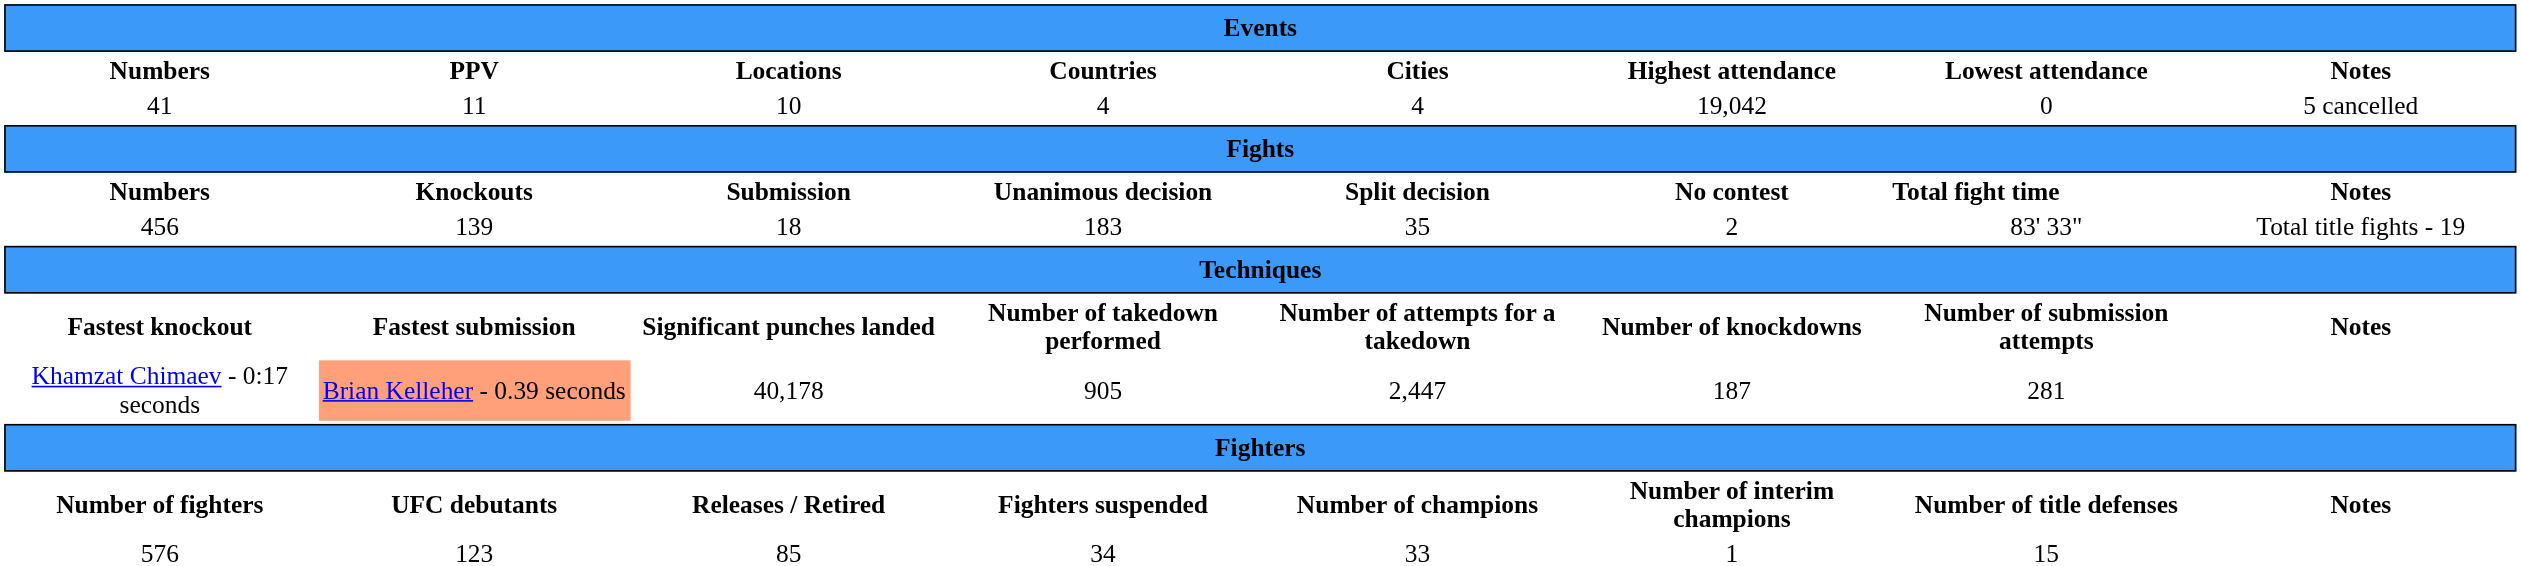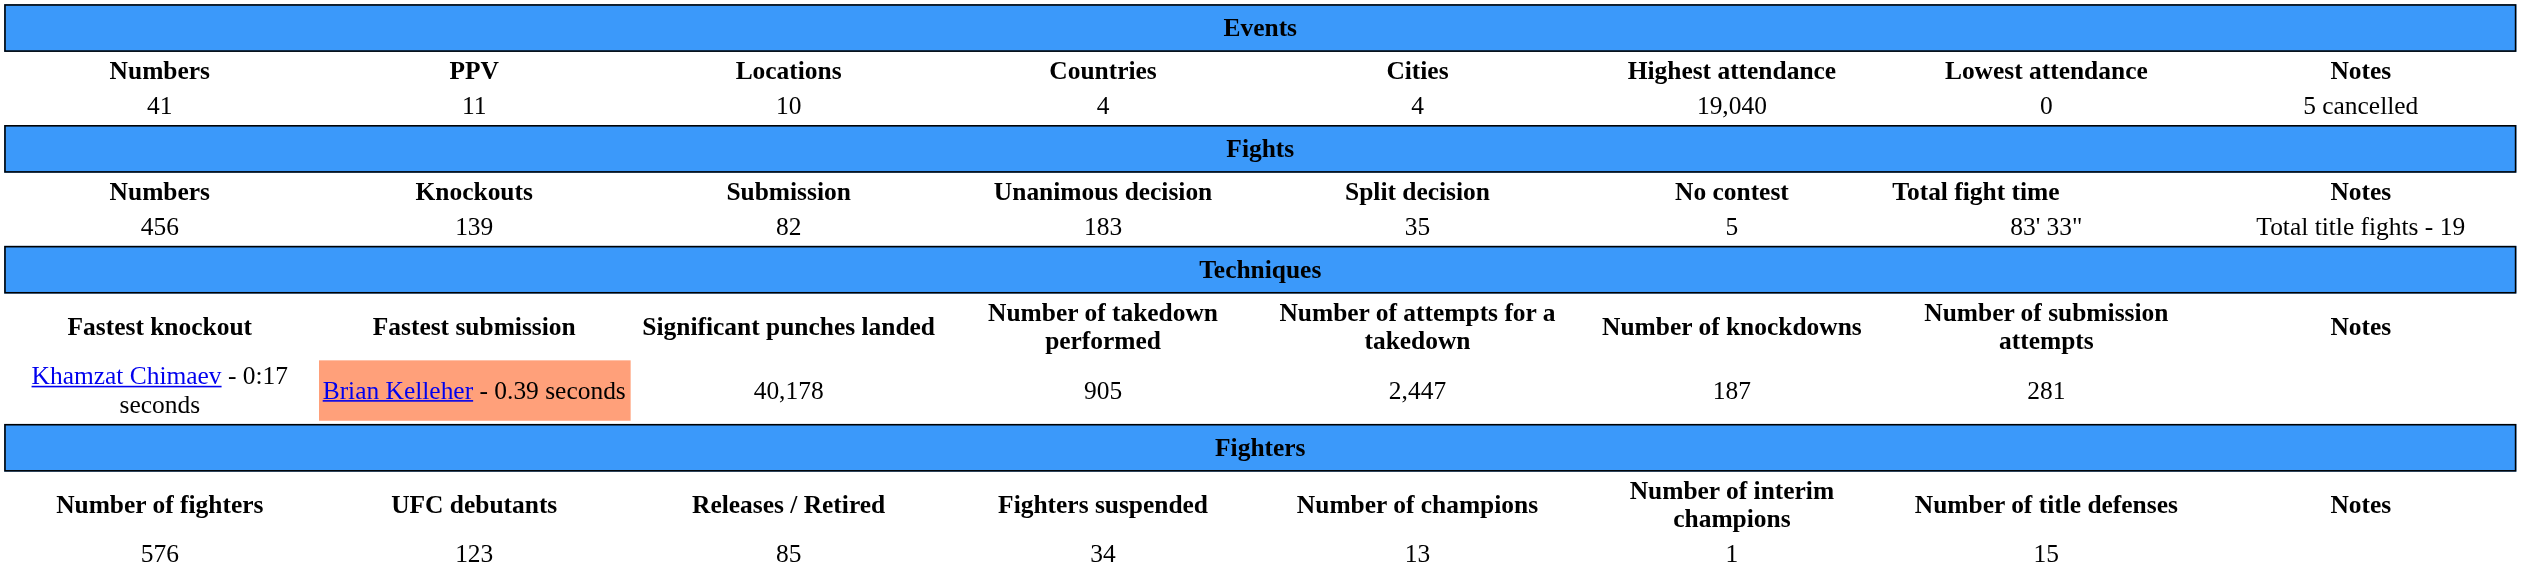(1732, 105) 19,042 -> (1732, 105) 19,040
(789, 226) 18 -> (789, 226) 82
(1732, 226) 2 -> (1732, 226) 5
(1417, 554) 33 -> (1417, 554) 13
